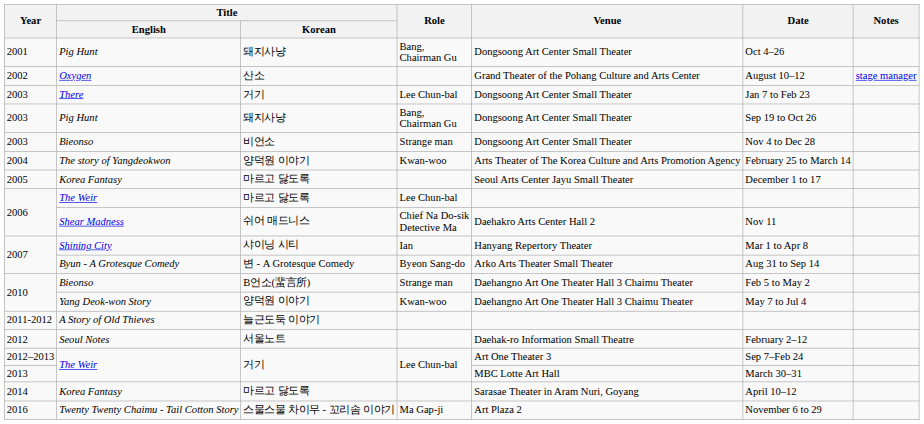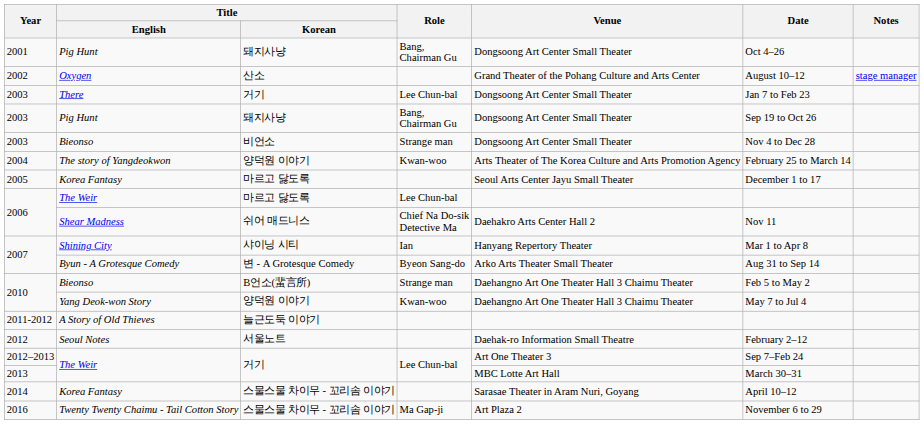(276, 391) 마르고 닳도록 -> (319, 391) 스물스물 차이무 - 꼬리솜 이야기
